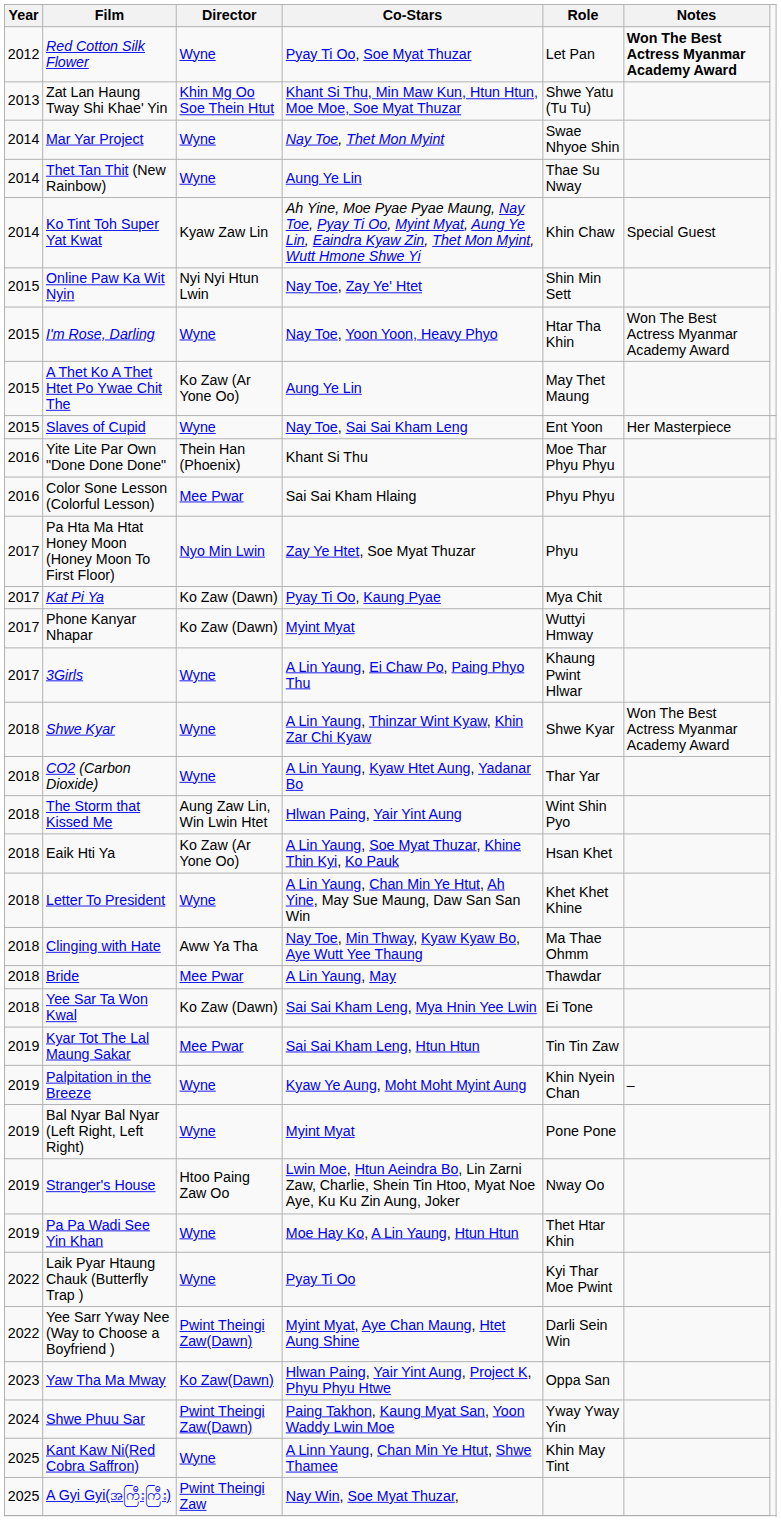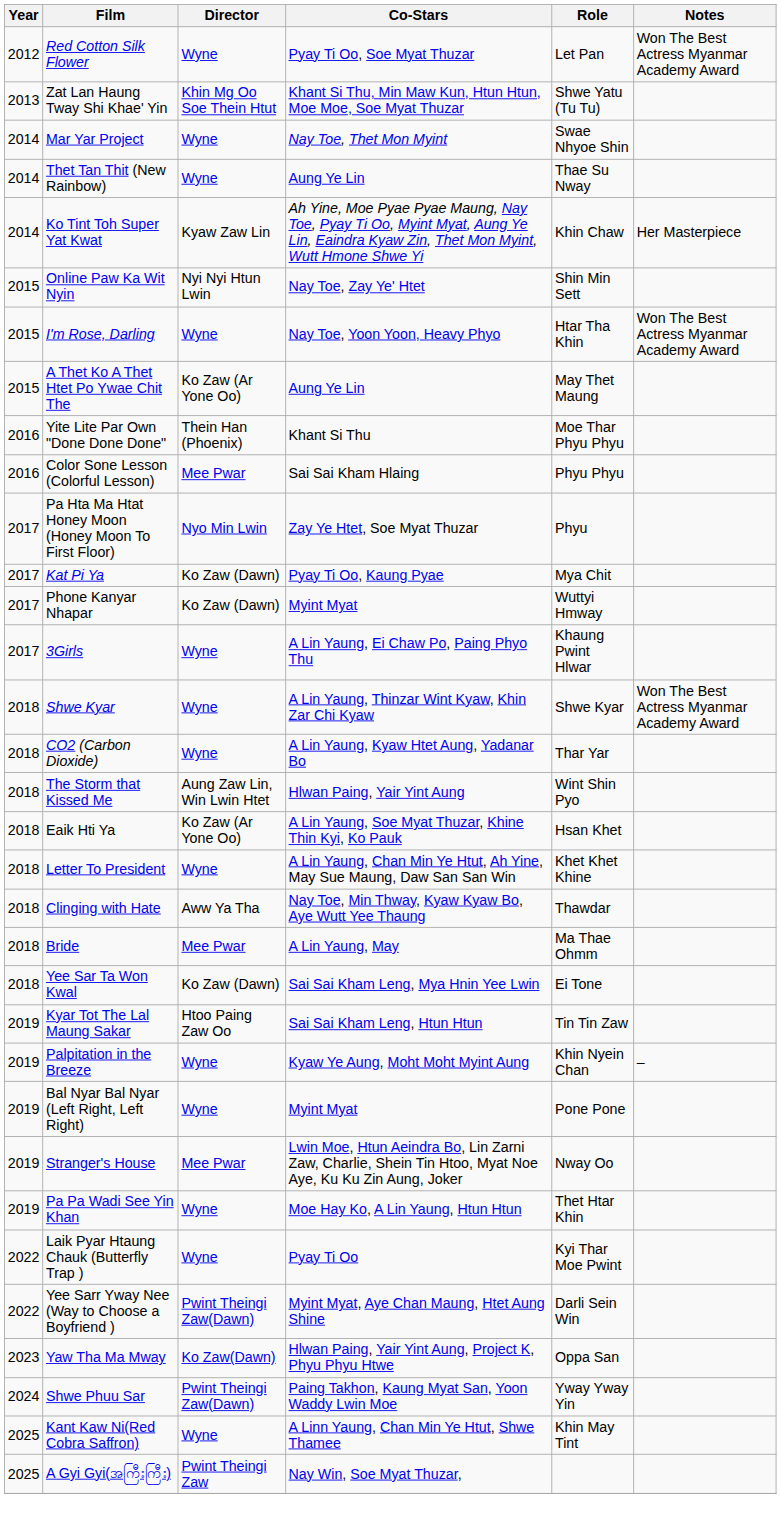(686, 54) bold -> (692, 54) normal
(671, 232) Special Guest -> (689, 232) Her Masterpiece
- row: (96, 427)
(574, 946) Ma Thae Ohmm -> (583, 908) Thawdar
(573, 977) Thawdar -> (583, 946) Ma Thae Ohmm
(212, 1046) Mee Pwar -> (217, 1023) Htoo Paing Zaw Oo
(215, 1186) Htoo Paing Zaw Oo -> (213, 1163) Mee Pwar
